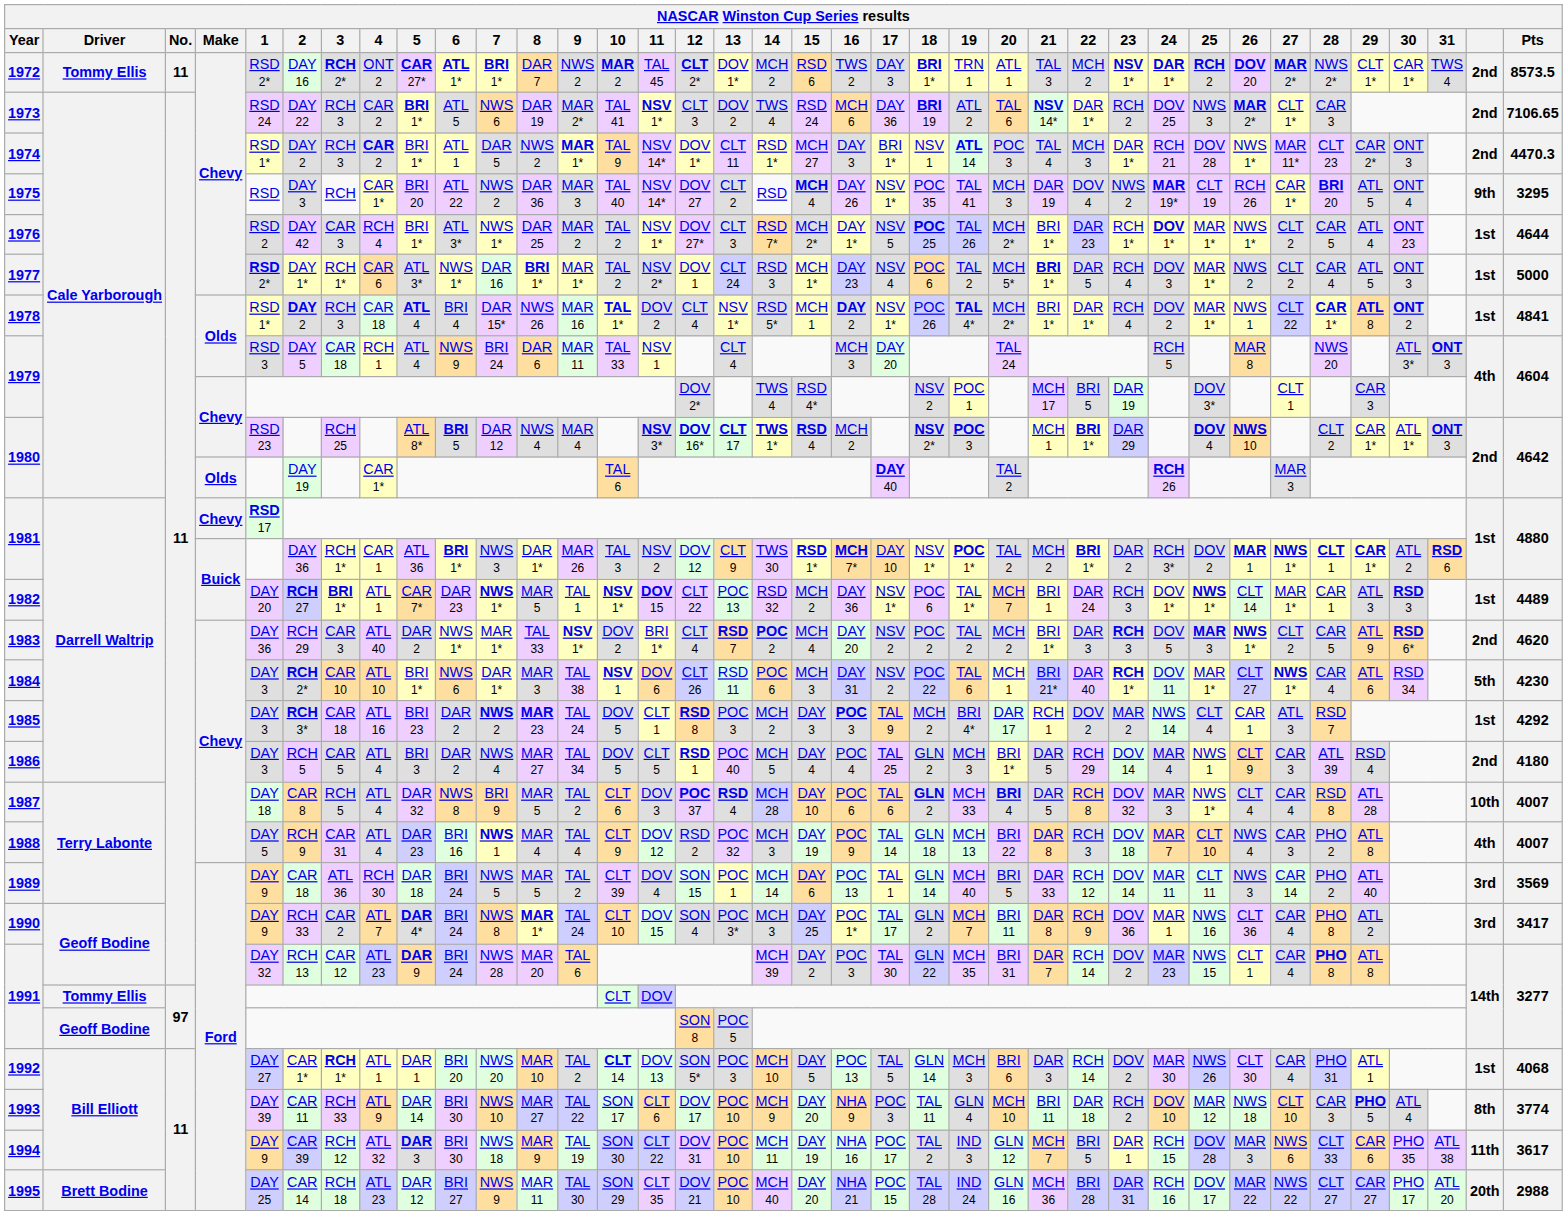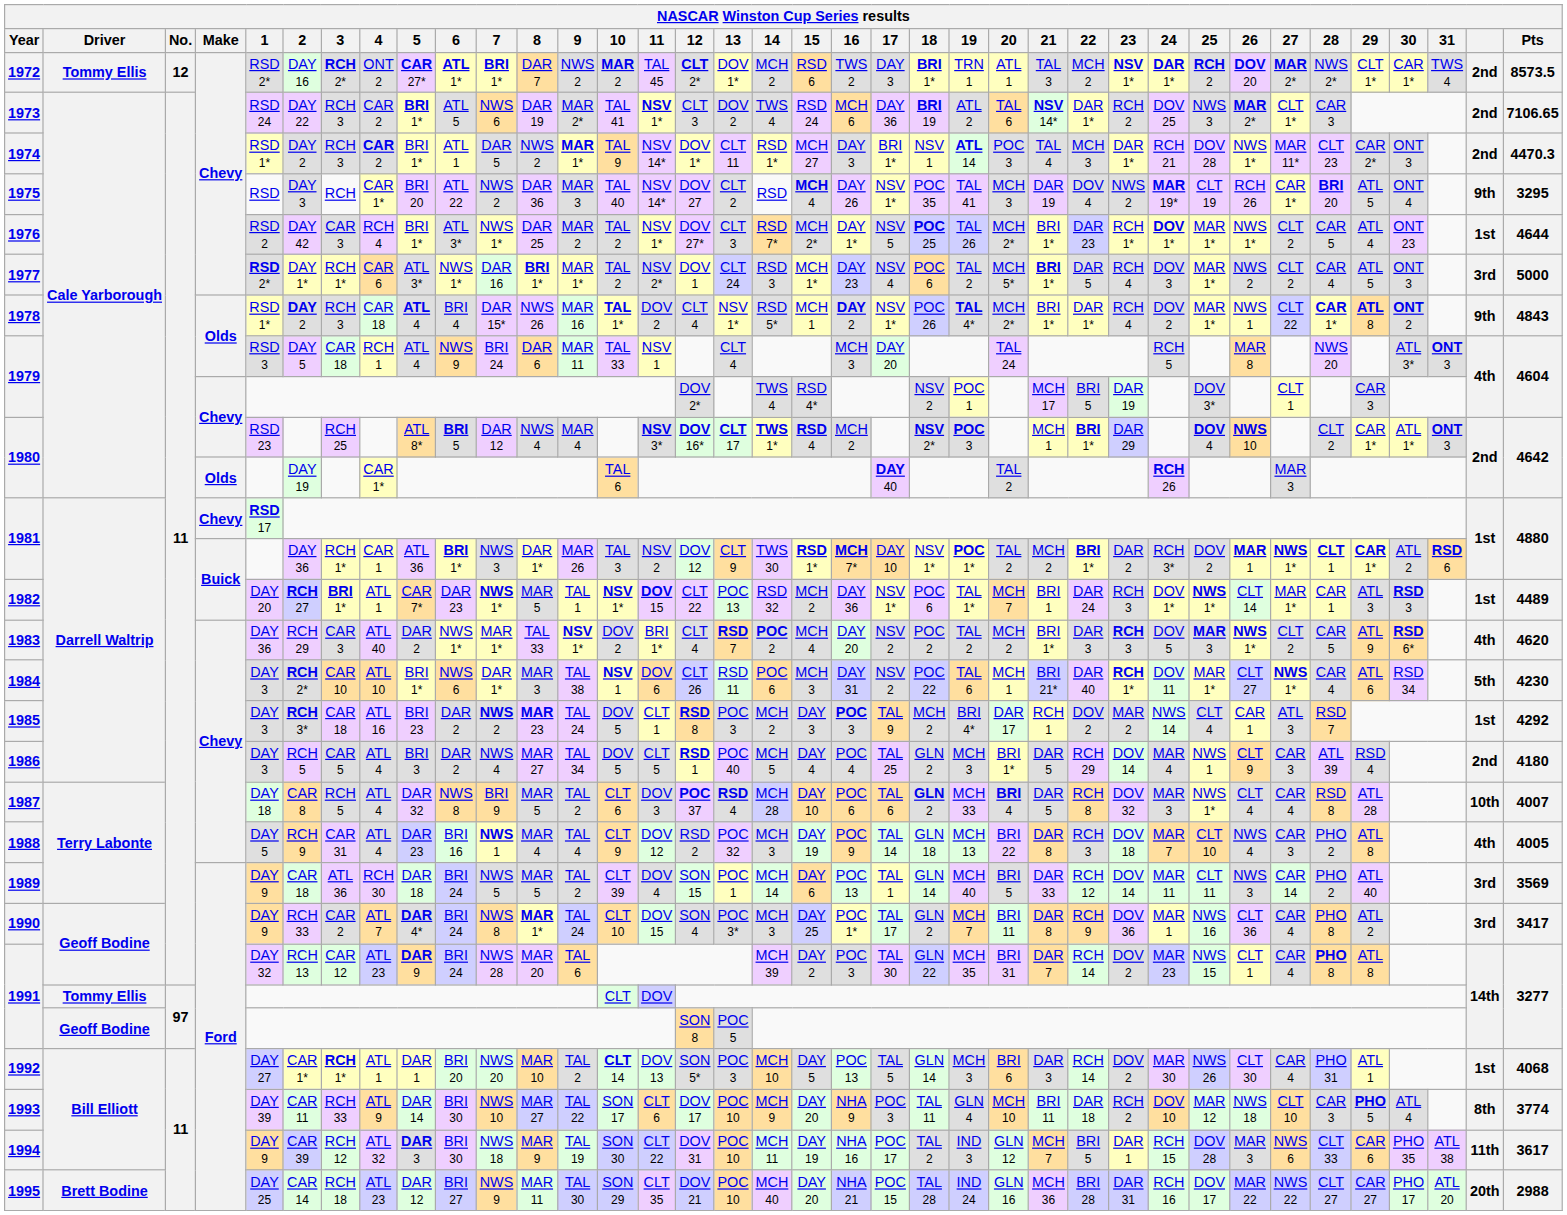(181, 72) 11 -> (181, 72) 12
(1485, 275) 1st -> (1485, 275) 3rd
(1485, 316) 1st -> (1485, 316) 9th
(1533, 316) 4841 -> (1533, 316) 4843
(1485, 640) 2nd -> (1485, 640) 4th
(1533, 843) 4007 -> (1533, 843) 4005
